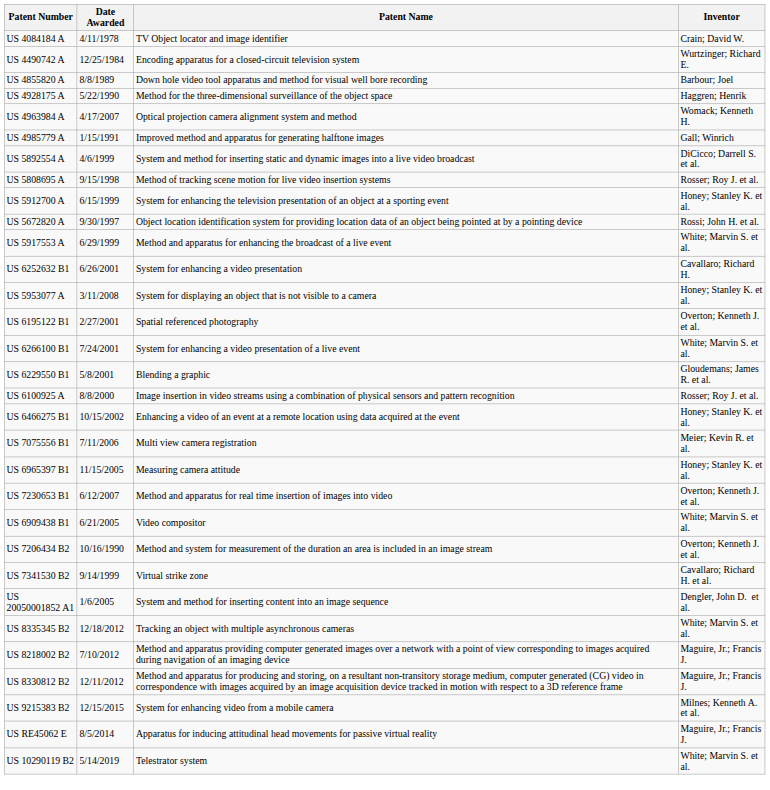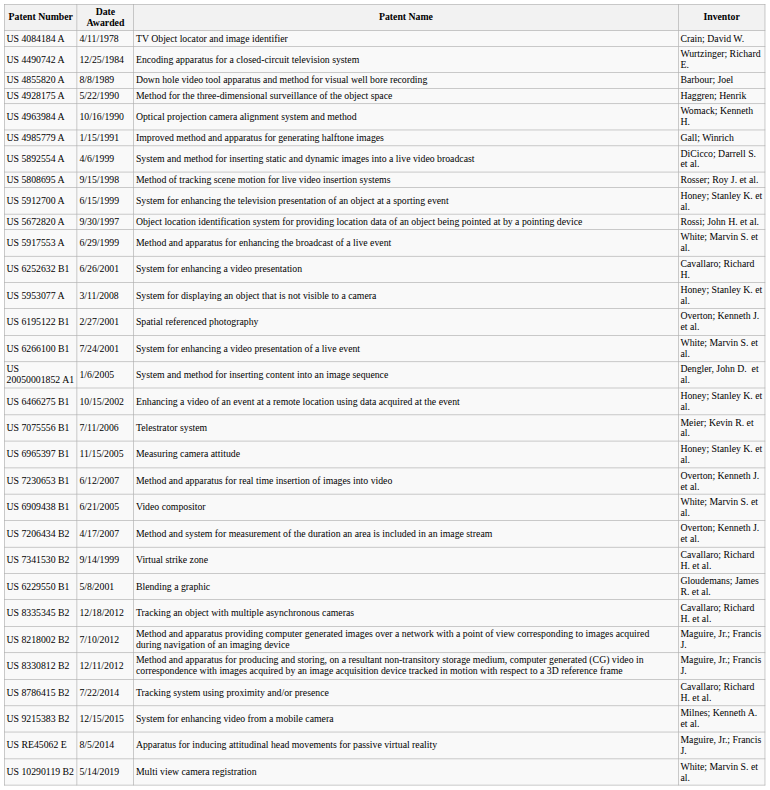(99, 117) 4/17/2007 -> (102, 117) 10/16/1990
rows swapped: (38, 375) <-> (40, 602)
- row: (36, 396)
(196, 443) Multi view camera registration -> (172, 428) Telestrator system
(102, 549) 10/16/1990 -> (99, 533) 4/17/2007
(719, 628) White; Marvin S. et al. -> (717, 613) Cavallaro; Richard H. et al.
+ row: (38, 692)
(172, 761) Telestrator system -> (196, 772) Multi view camera registration
